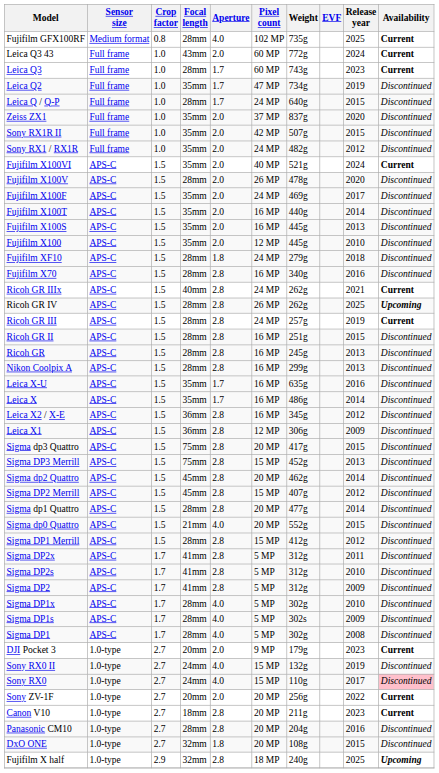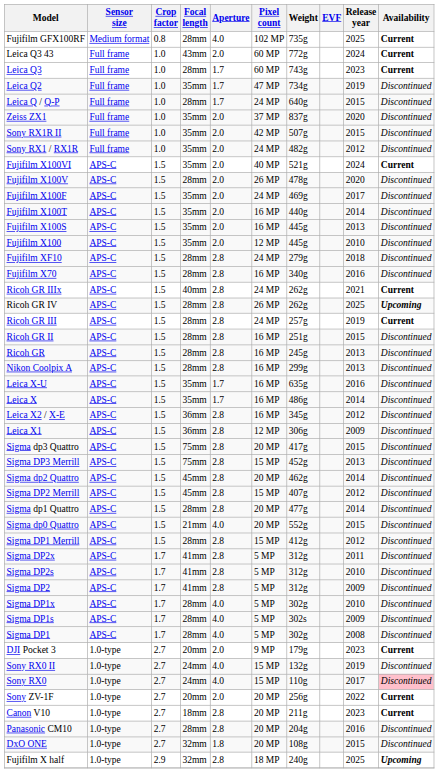(218, 259) 1.8 -> (218, 259) 2.8
